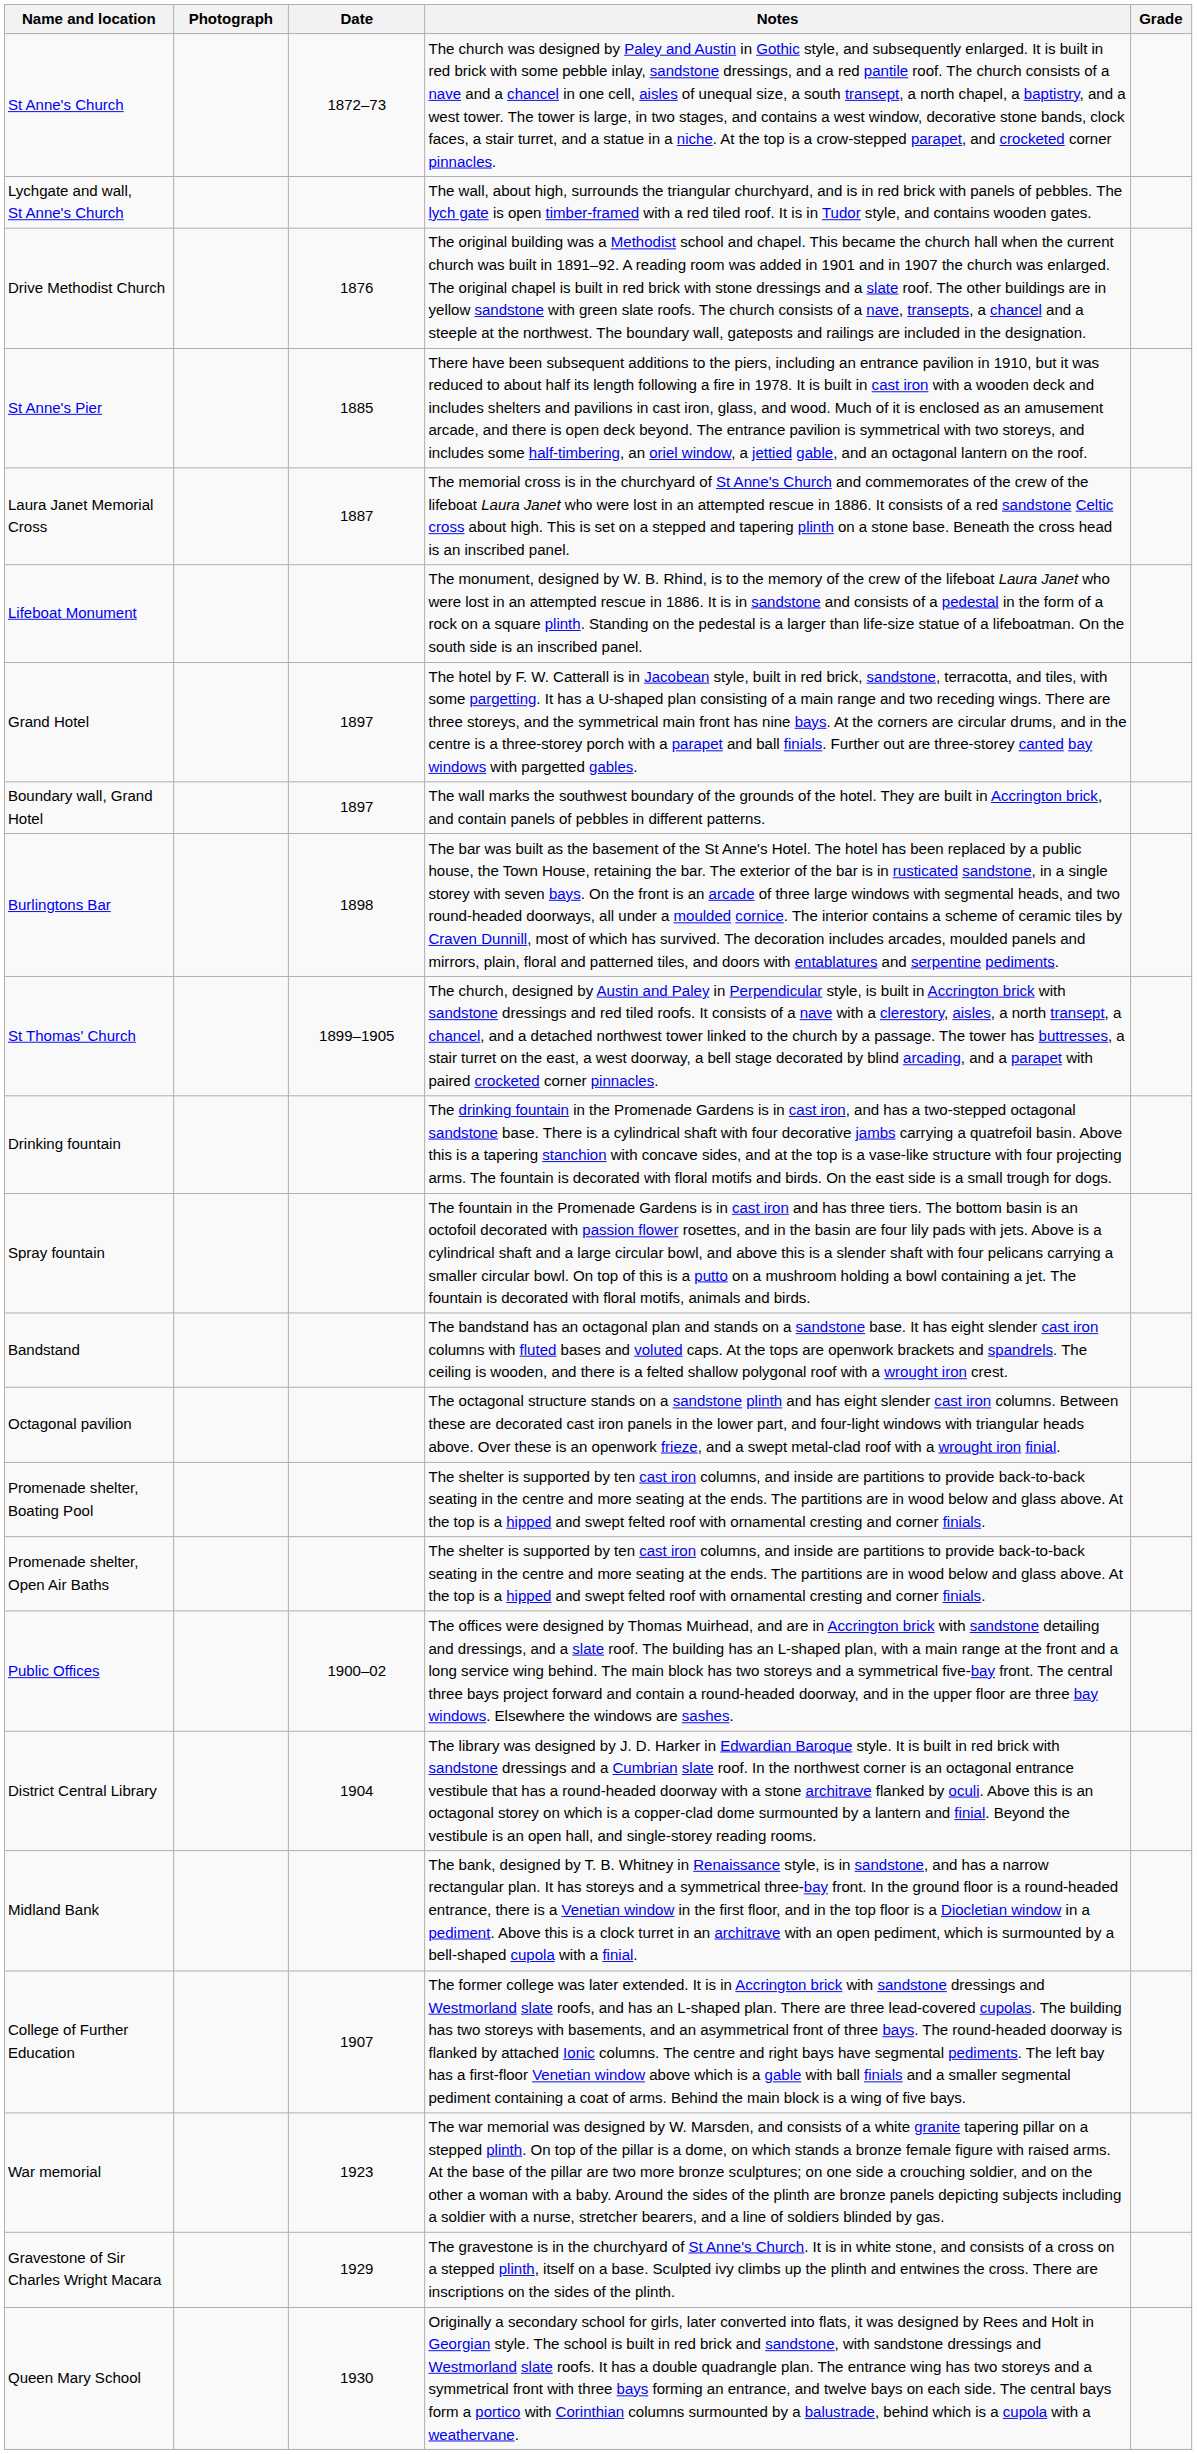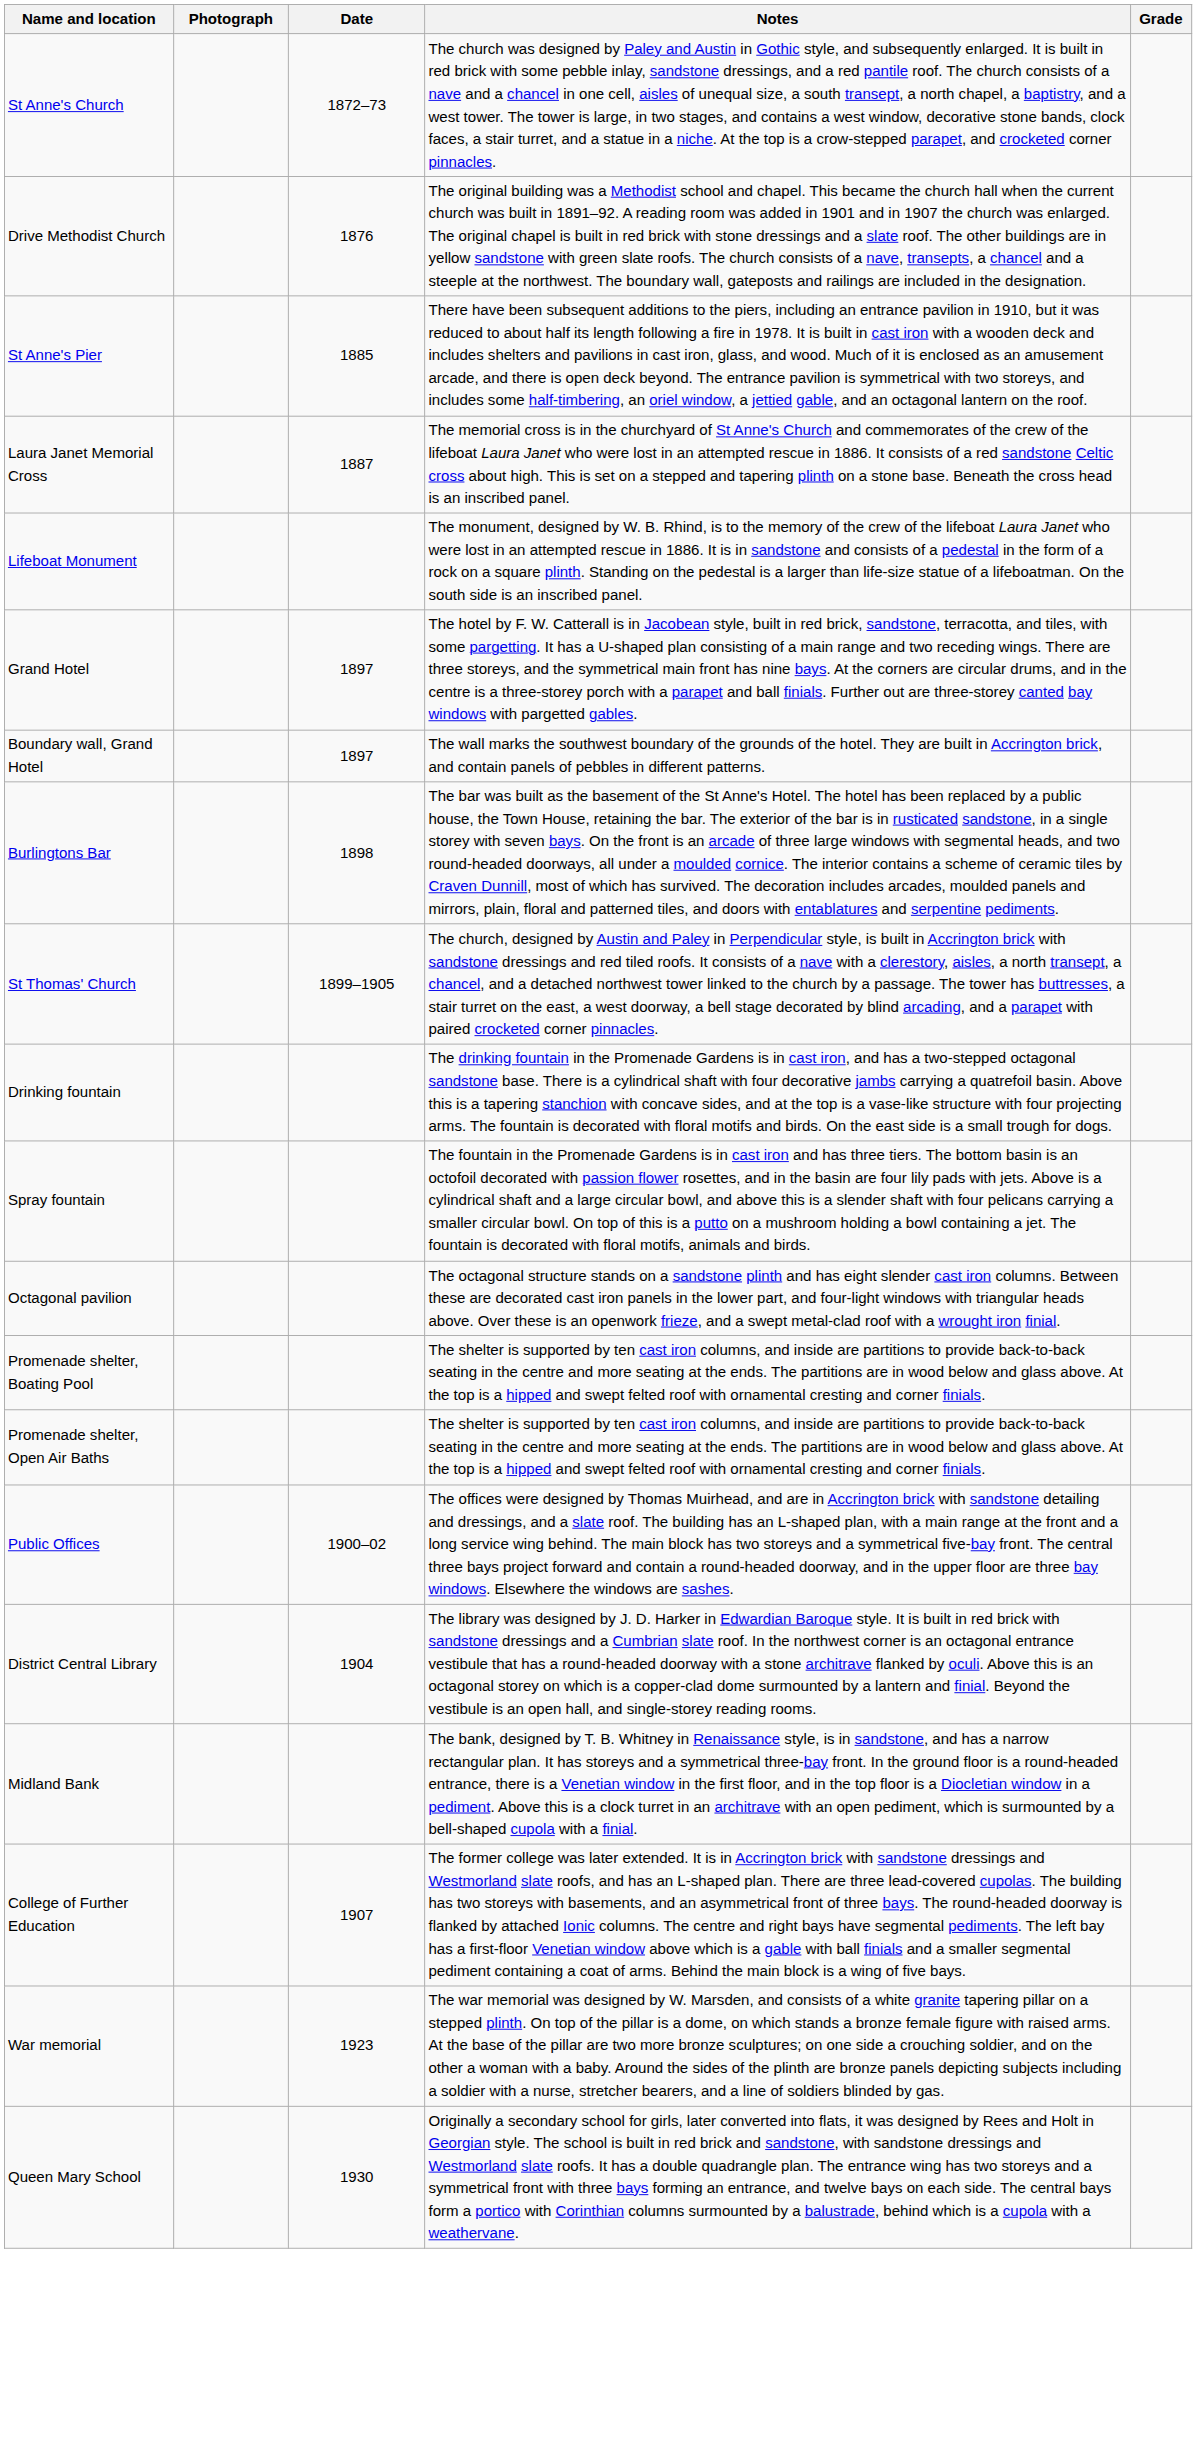- row: (70, 202)
- row: (44, 1350)
- row: (85, 2269)
